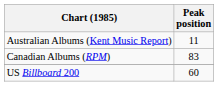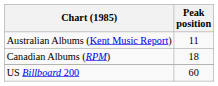(194, 56) 83 -> (194, 56) 18
